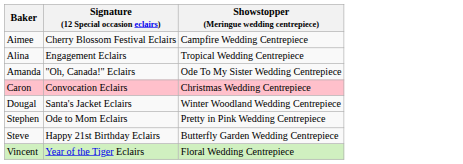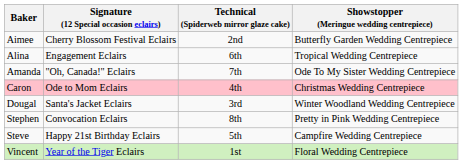+ column: (235, 18)
(244, 39) Campfire Wedding Centrepiece -> (373, 39) Butterfly Garden Wedding Centrepiece
(86, 87) Convocation Eclairs -> (86, 87) Ode to Mom Eclairs
(86, 119) Ode to Mom Eclairs -> (86, 119) Convocation Eclairs
(260, 135) Butterfly Garden Wedding Centrepiece -> (358, 135) Campfire Wedding Centrepiece
